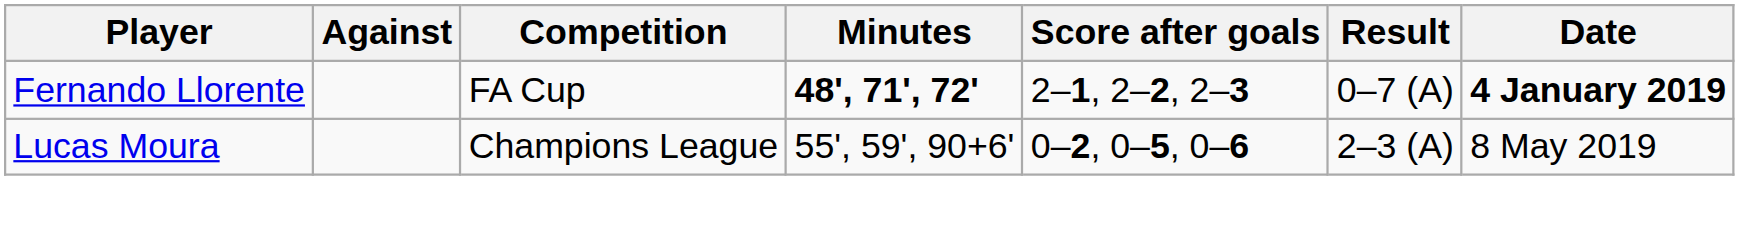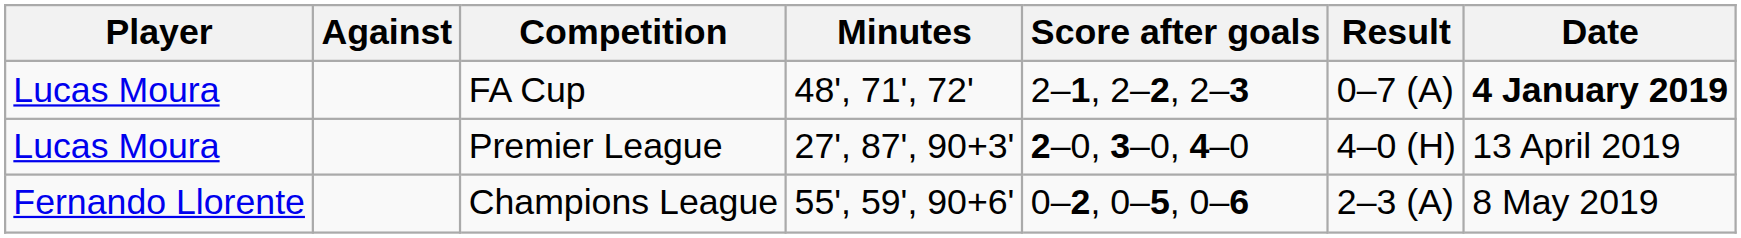(159, 89) Fernando Llorente -> (116, 89) Lucas Moura
(887, 89) bold -> (884, 89) normal
+ row: (596, 145)
(116, 145) Lucas Moura -> (159, 202) Fernando Llorente
